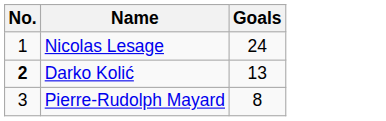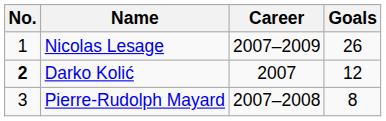+ column: (277, 18)
(257, 45) 24 -> (353, 45) 26
(257, 73) 13 -> (353, 73) 12
